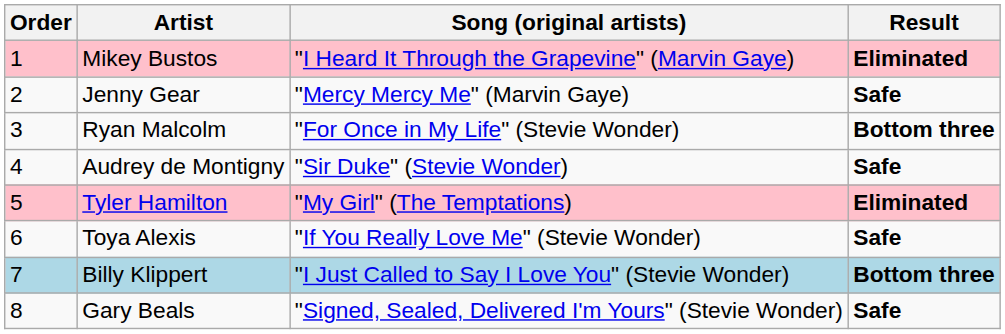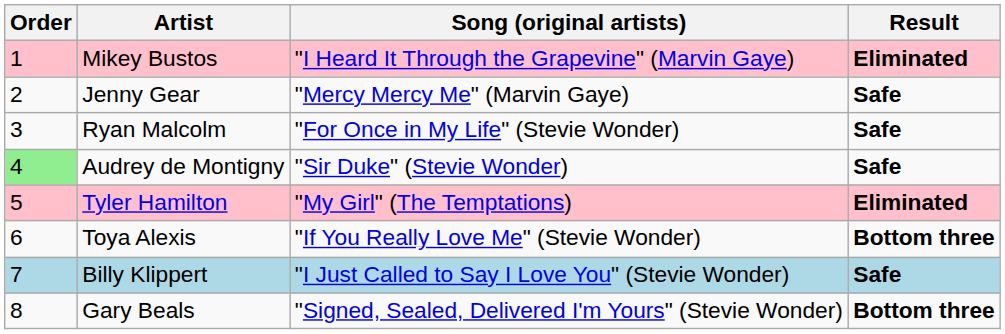(924, 130) Bottom three -> (877, 130) Safe
(16, 166) no background -> (16, 166) lightgreen background
(877, 238) Safe -> (924, 238) Bottom three
(924, 274) Bottom three -> (877, 274) Safe
(877, 310) Safe -> (924, 310) Bottom three
